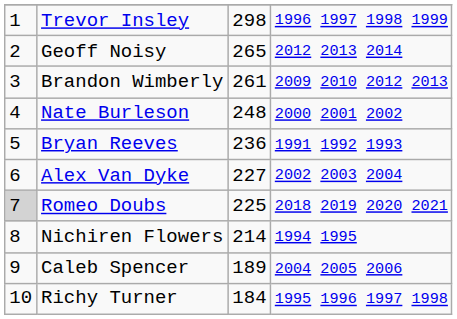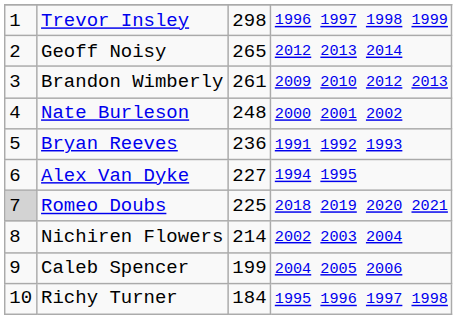(339, 175) 2002 2003 2004 -> (316, 175) 1994 1995
(316, 237) 1994 1995 -> (339, 237) 2002 2003 2004
(249, 268) 189 -> (249, 268) 199
